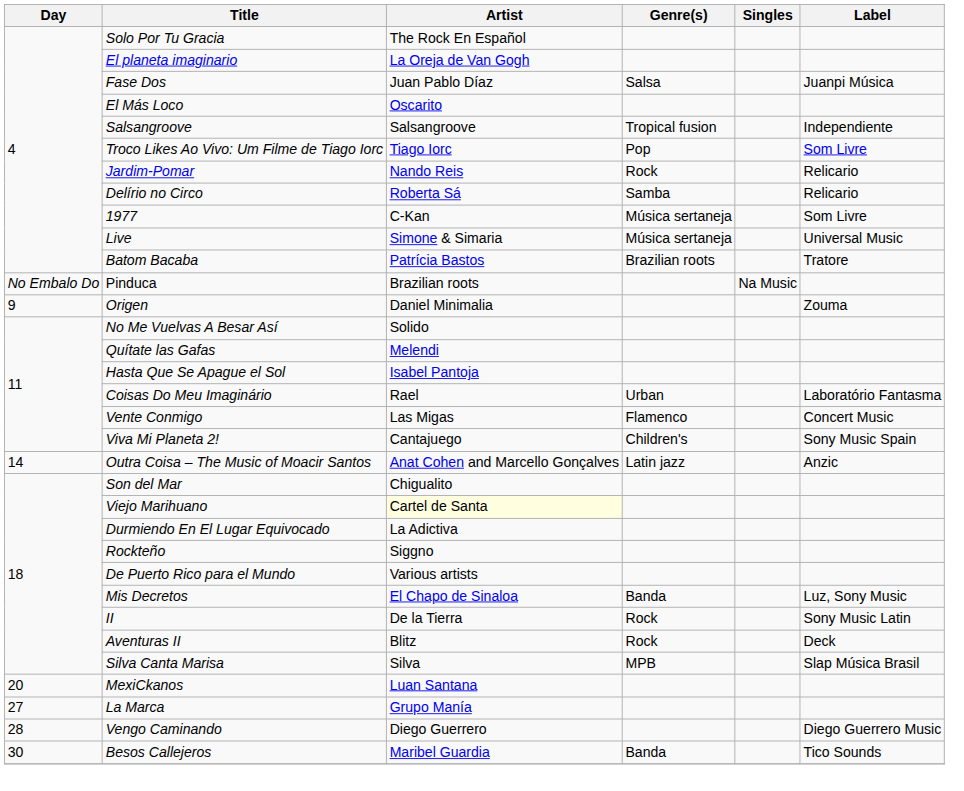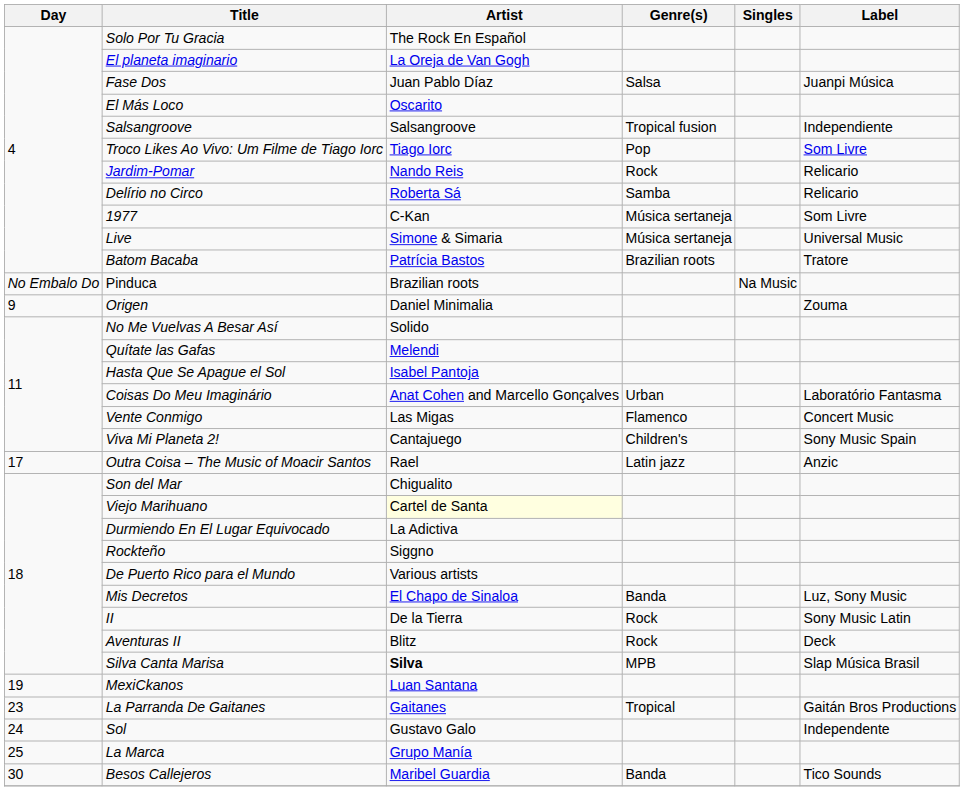(404, 395) Rael -> (504, 395) Anat Cohen and Marcello Gonçalves
(16, 462) 14 -> (16, 462) 17
(504, 462) Anat Cohen and Marcello Gonçalves -> (404, 462) Rael
(405, 663) normal -> (406, 663) bold
(16, 685) 20 -> (16, 685) 19
+ row: (186, 707)
+ row: (116, 730)
(16, 707) 27 -> (16, 752) 25
- row: (164, 730)
